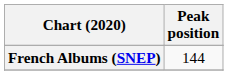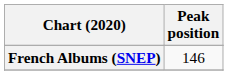(193, 57) 144 -> (193, 57) 146
